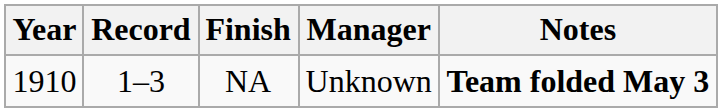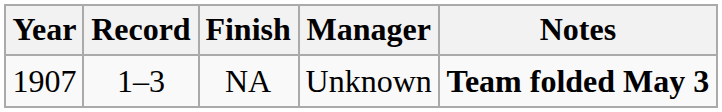(44, 80) 1910 -> (44, 80) 1907
